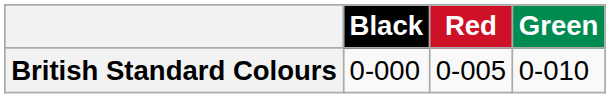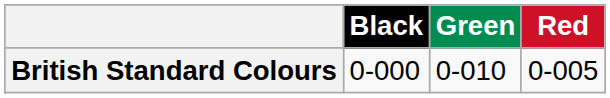columns swapped: (471, 26) <-> (559, 26)
